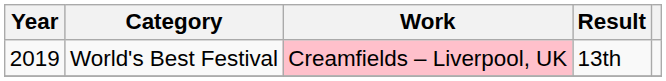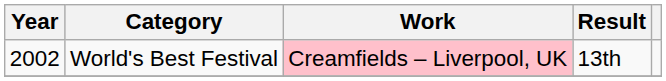(35, 57) 2019 -> (35, 57) 2002
